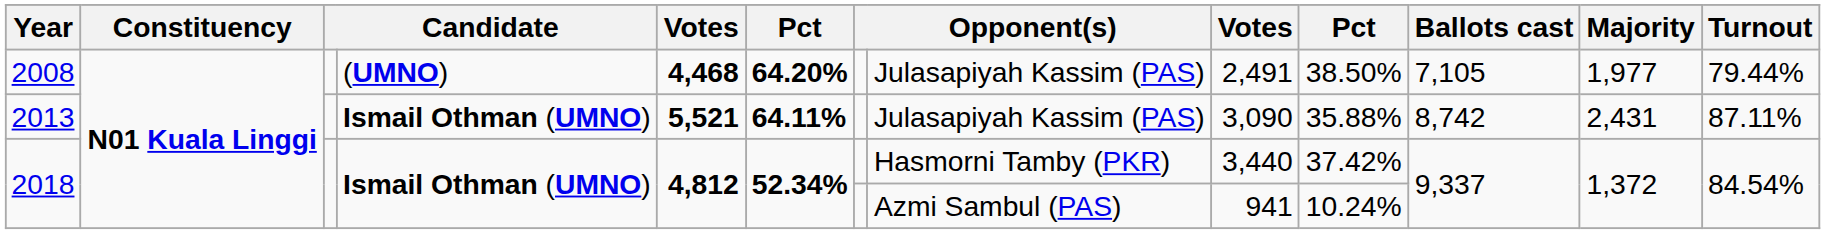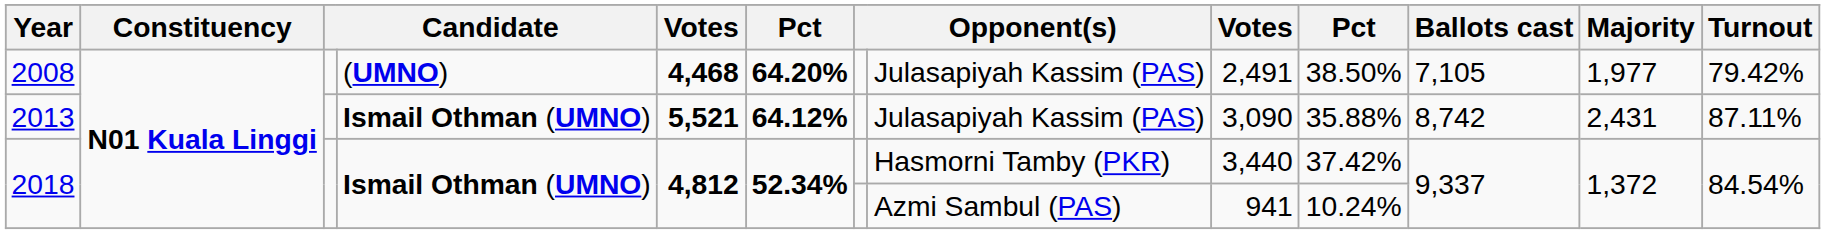(1756, 72) 79.44% -> (1756, 72) 79.42%
(799, 117) 64.11% -> (800, 117) 64.12%
